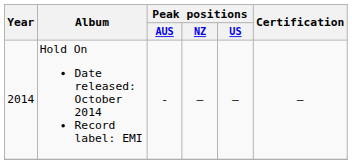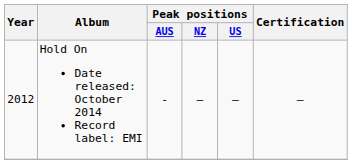(21, 100) 2014 -> (21, 100) 2012
